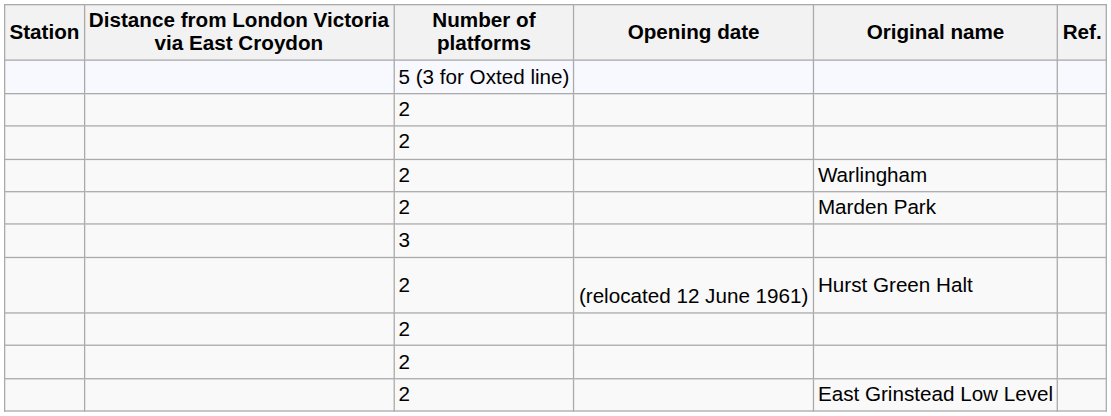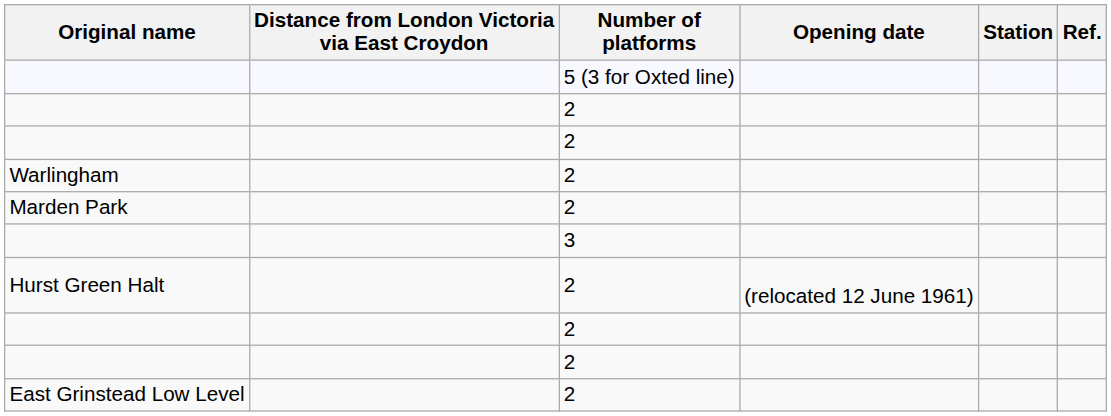columns swapped: (44, 32) <-> (936, 32)
